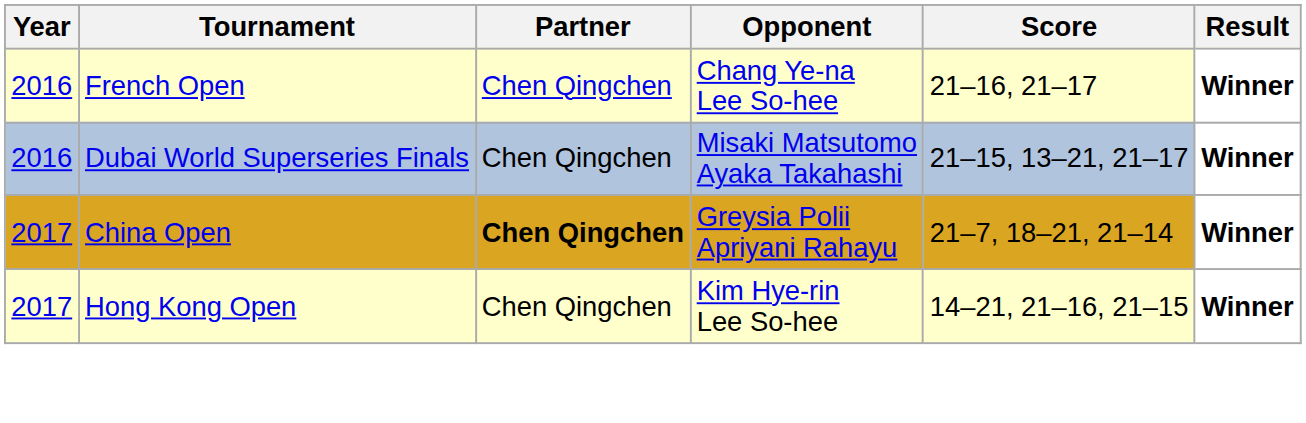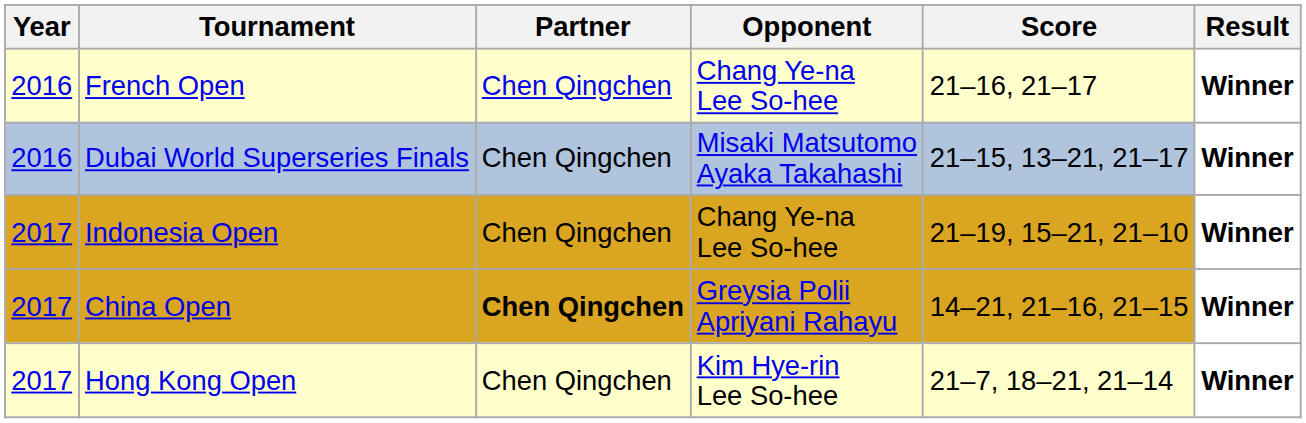+ row: (182, 233)
(1052, 233) 21–7, 18–21, 21–14 -> (1059, 306) 14–21, 21–16, 21–15
(1059, 306) 14–21, 21–16, 21–15 -> (1052, 380) 21–7, 18–21, 21–14
